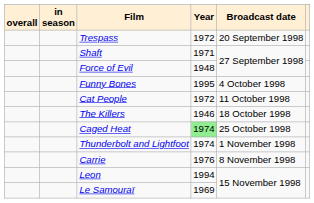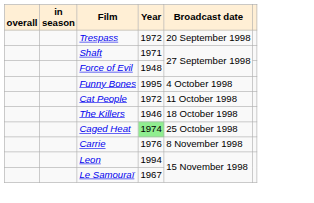- row: (134, 144)
(204, 190) 1969 -> (151, 175) 1967
